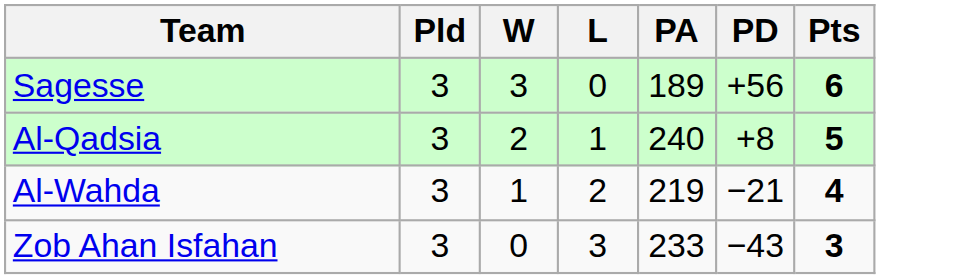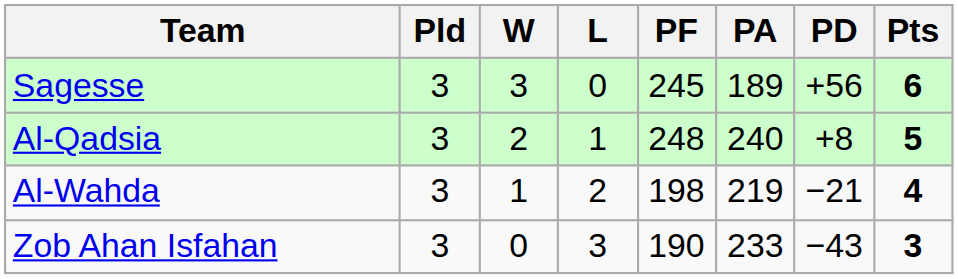+ column: (676, 31)
